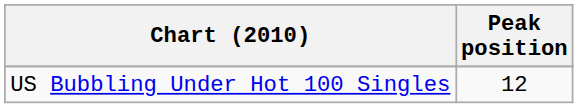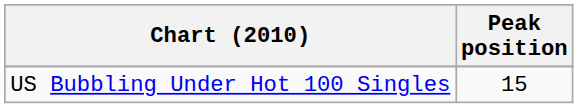(514, 85) 12 -> (514, 85) 15
